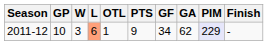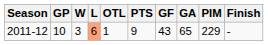(164, 31) 34 -> (164, 31) 43
(185, 31) 62 -> (185, 31) 65
(211, 31) lavender background -> (211, 31) no background
